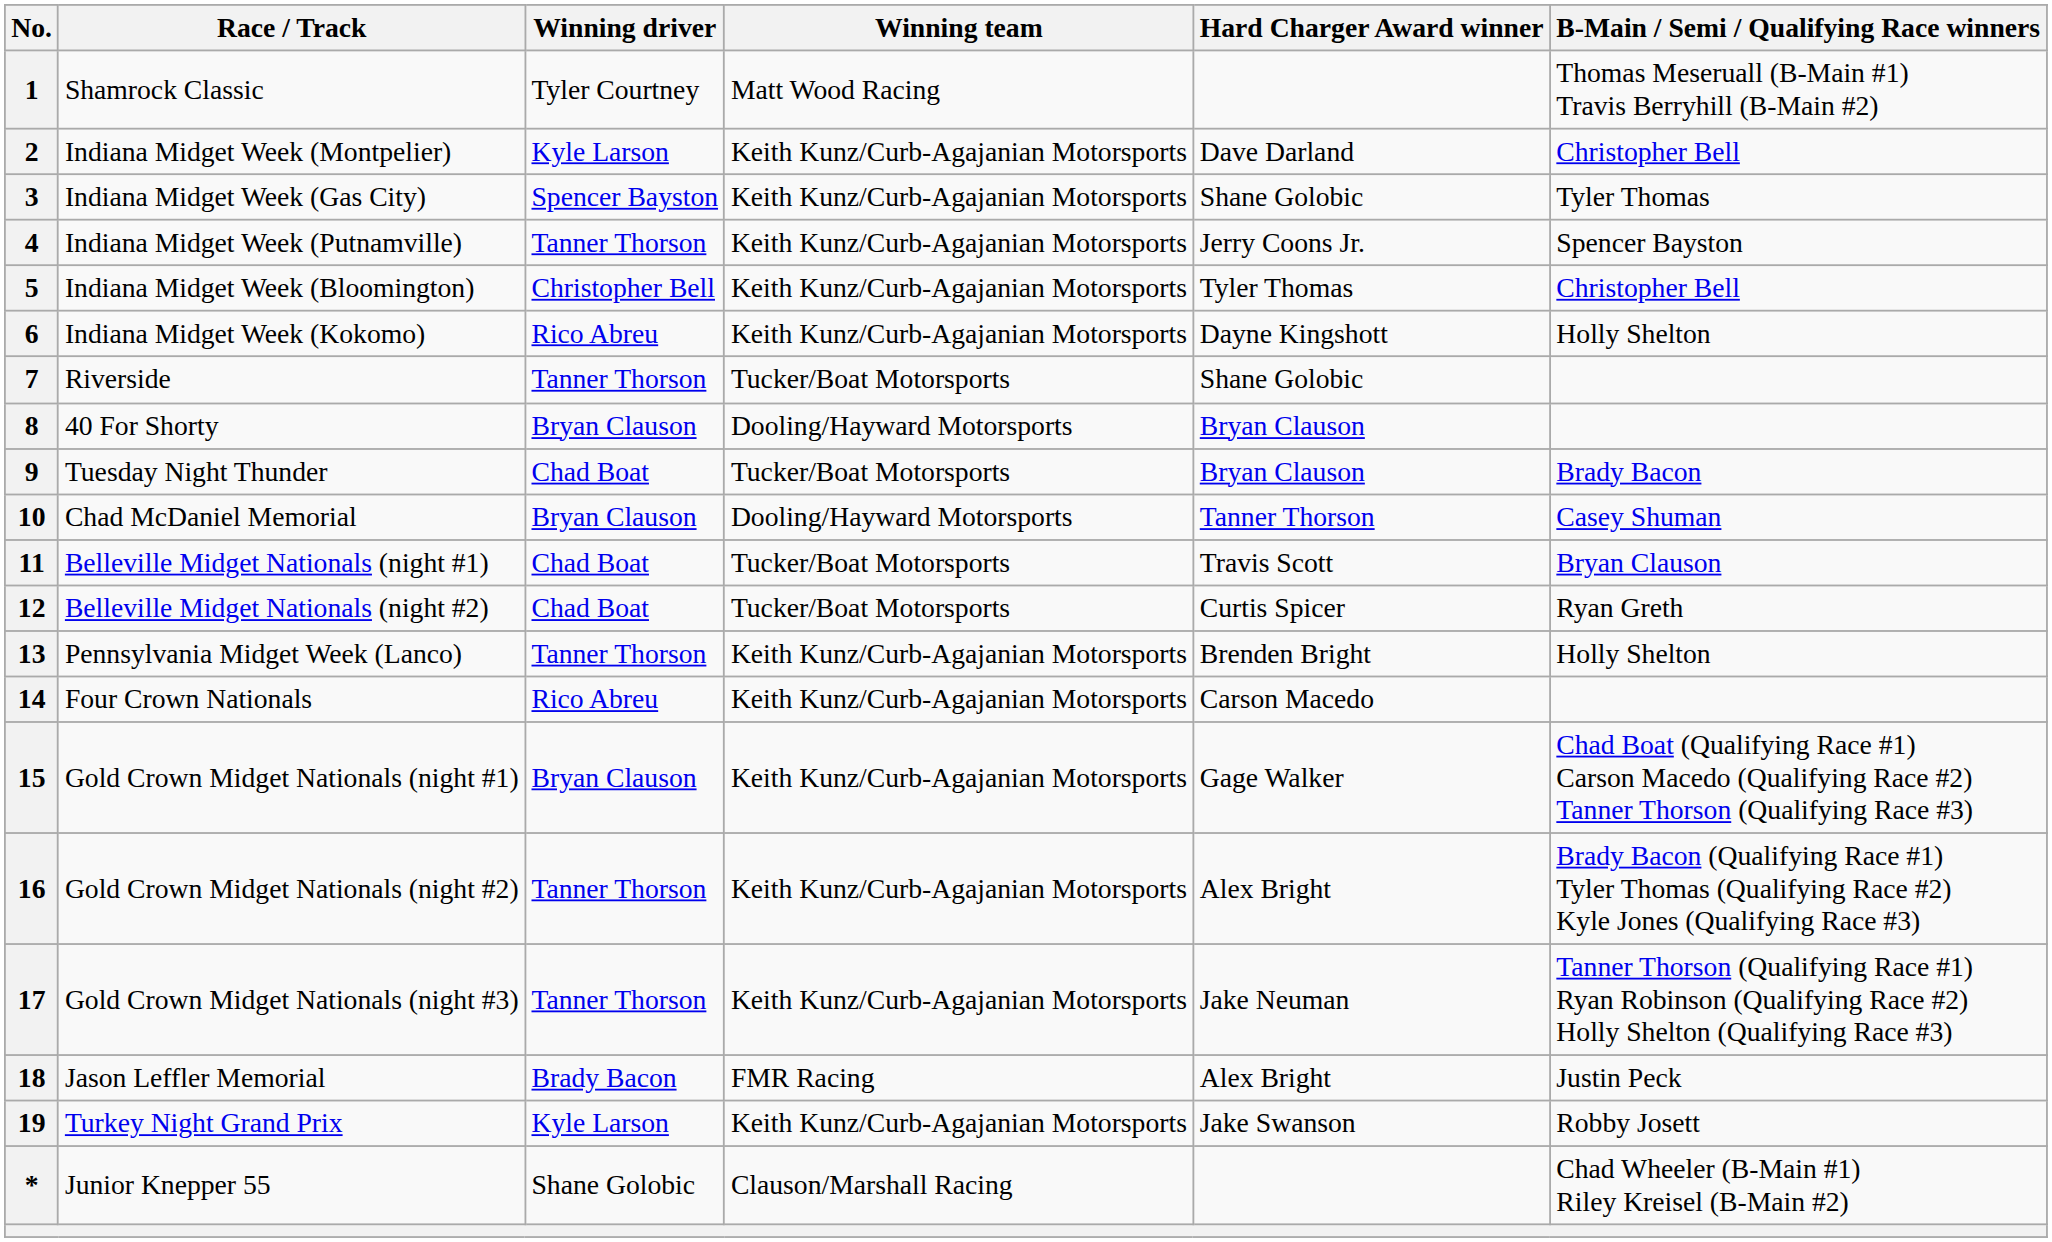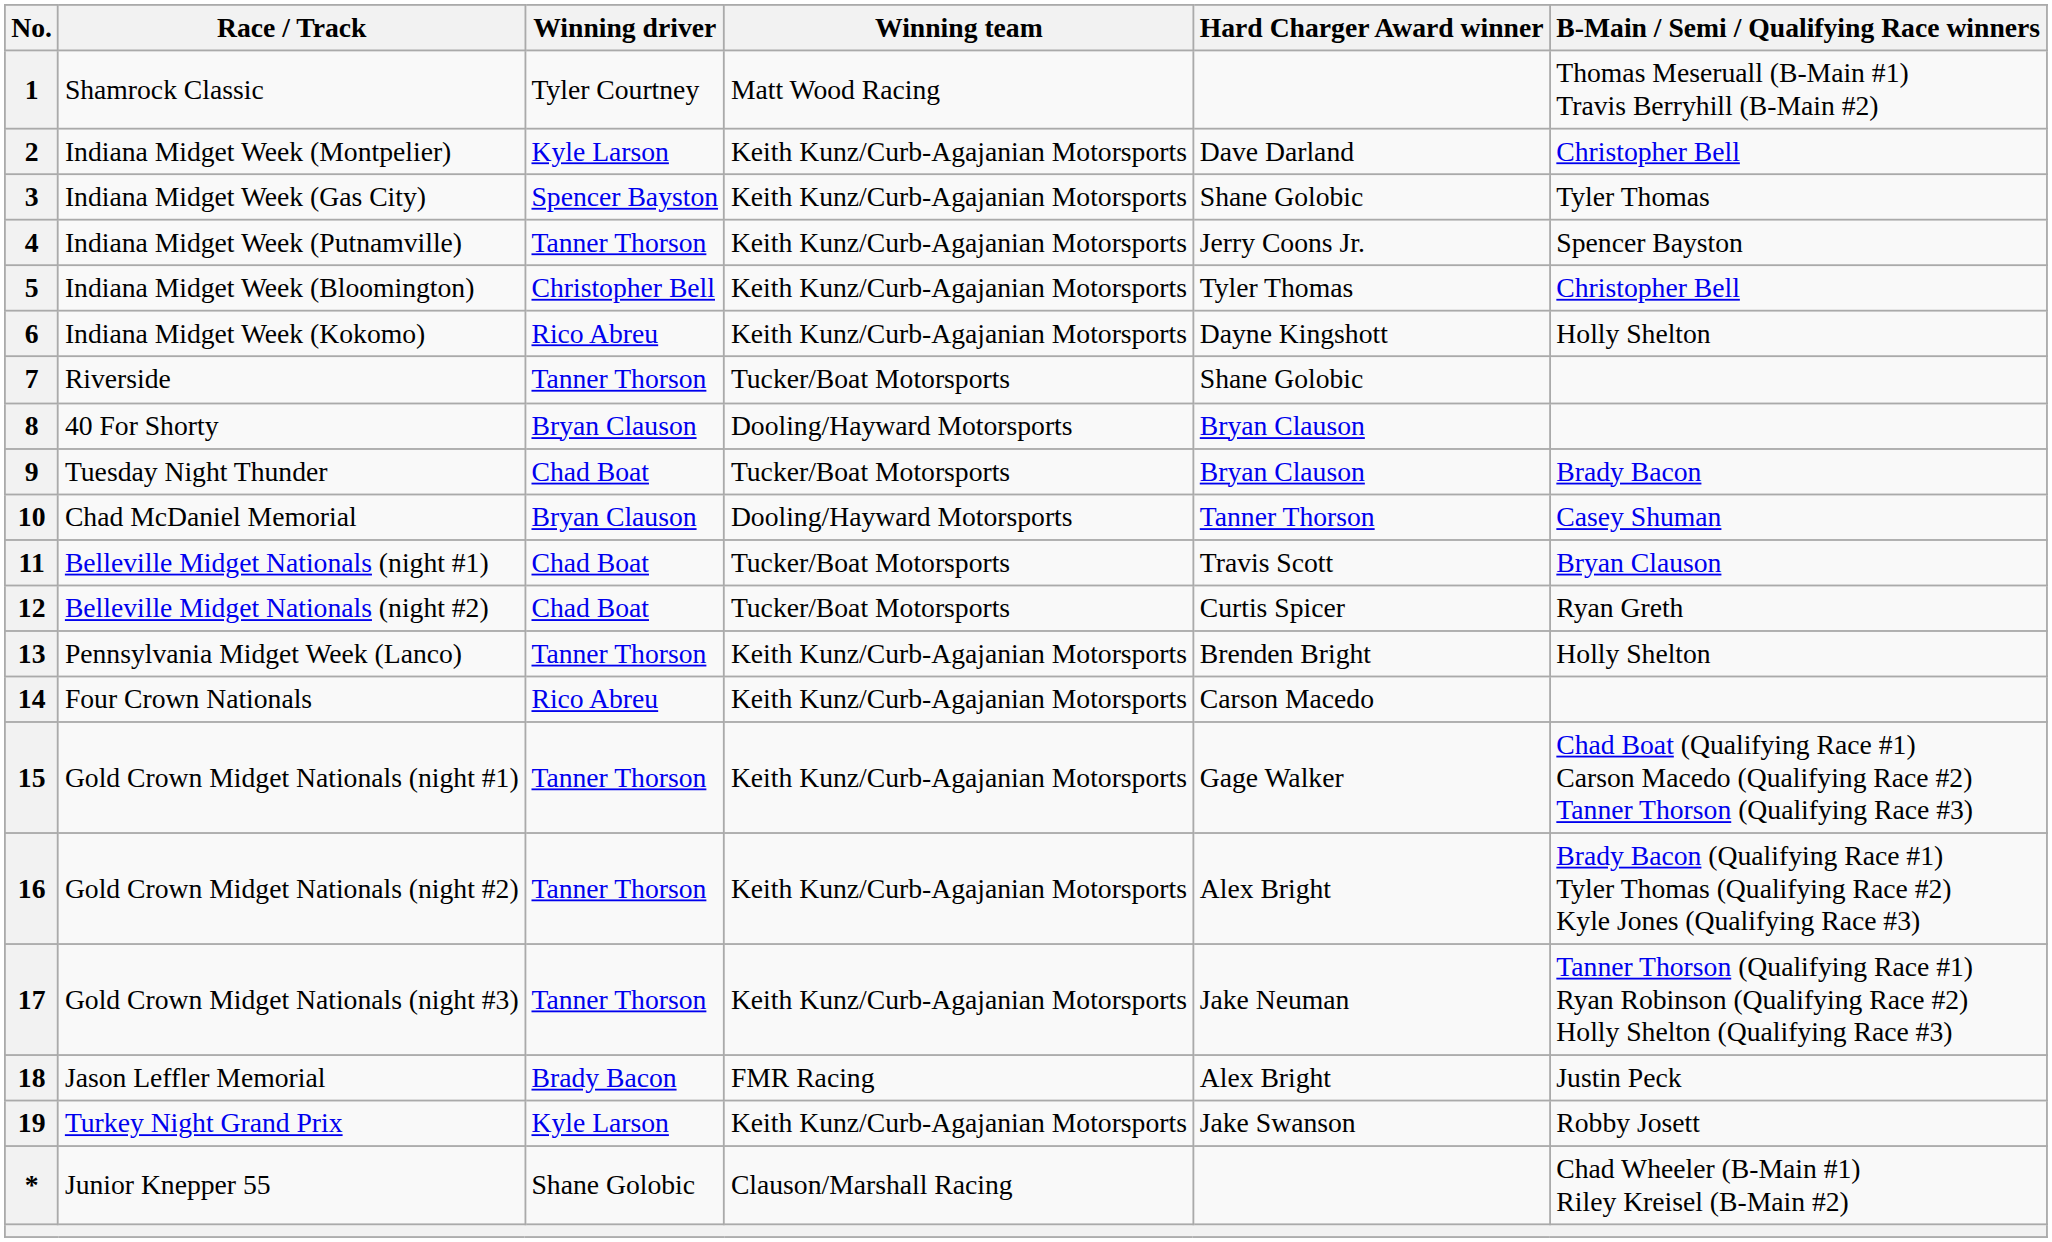(614, 777) Bryan Clauson -> (619, 777) Tanner Thorson
